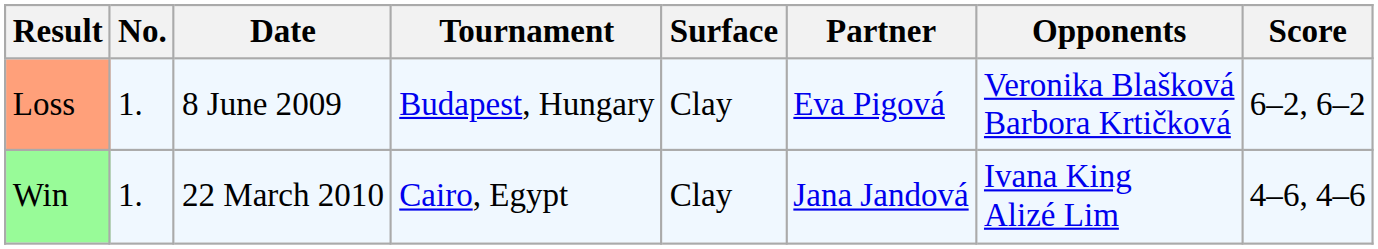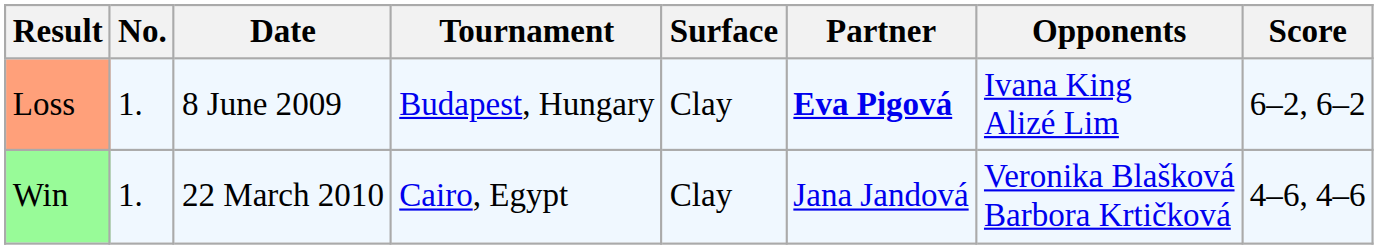(869, 103) normal -> (873, 103) bold
(1109, 103) Veronika Blašková Barbora Krtičková -> (1058, 103) Ivana King Alizé Lim
(1058, 195) Ivana King Alizé Lim -> (1109, 195) Veronika Blašková Barbora Krtičková
